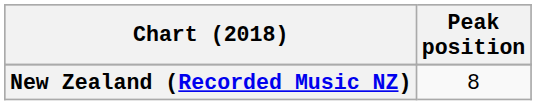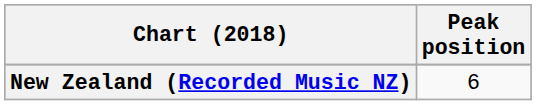(474, 82) 8 -> (474, 82) 6
